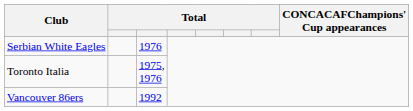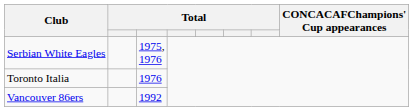(150, 46) 1976 -> (152, 53) 1975, 1976
(152, 71) 1975, 1976 -> (150, 78) 1976
